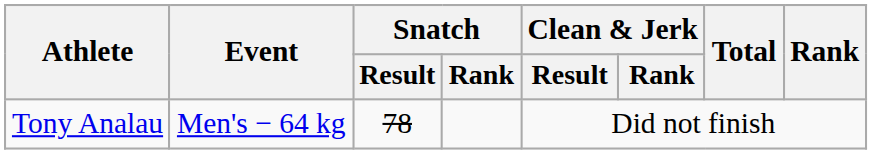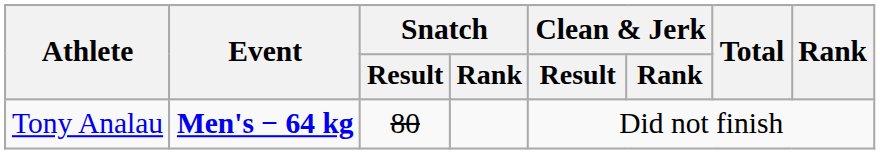(261, 123) normal -> (265, 123) bold
(397, 123) 78 -> (405, 123) 80
